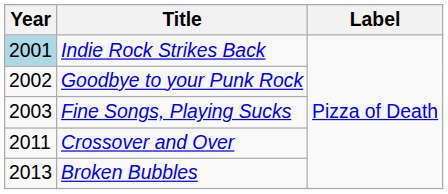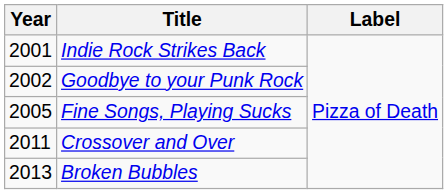(31, 50) lightblue background -> (31, 50) no background
(31, 111) 2003 -> (31, 111) 2005
